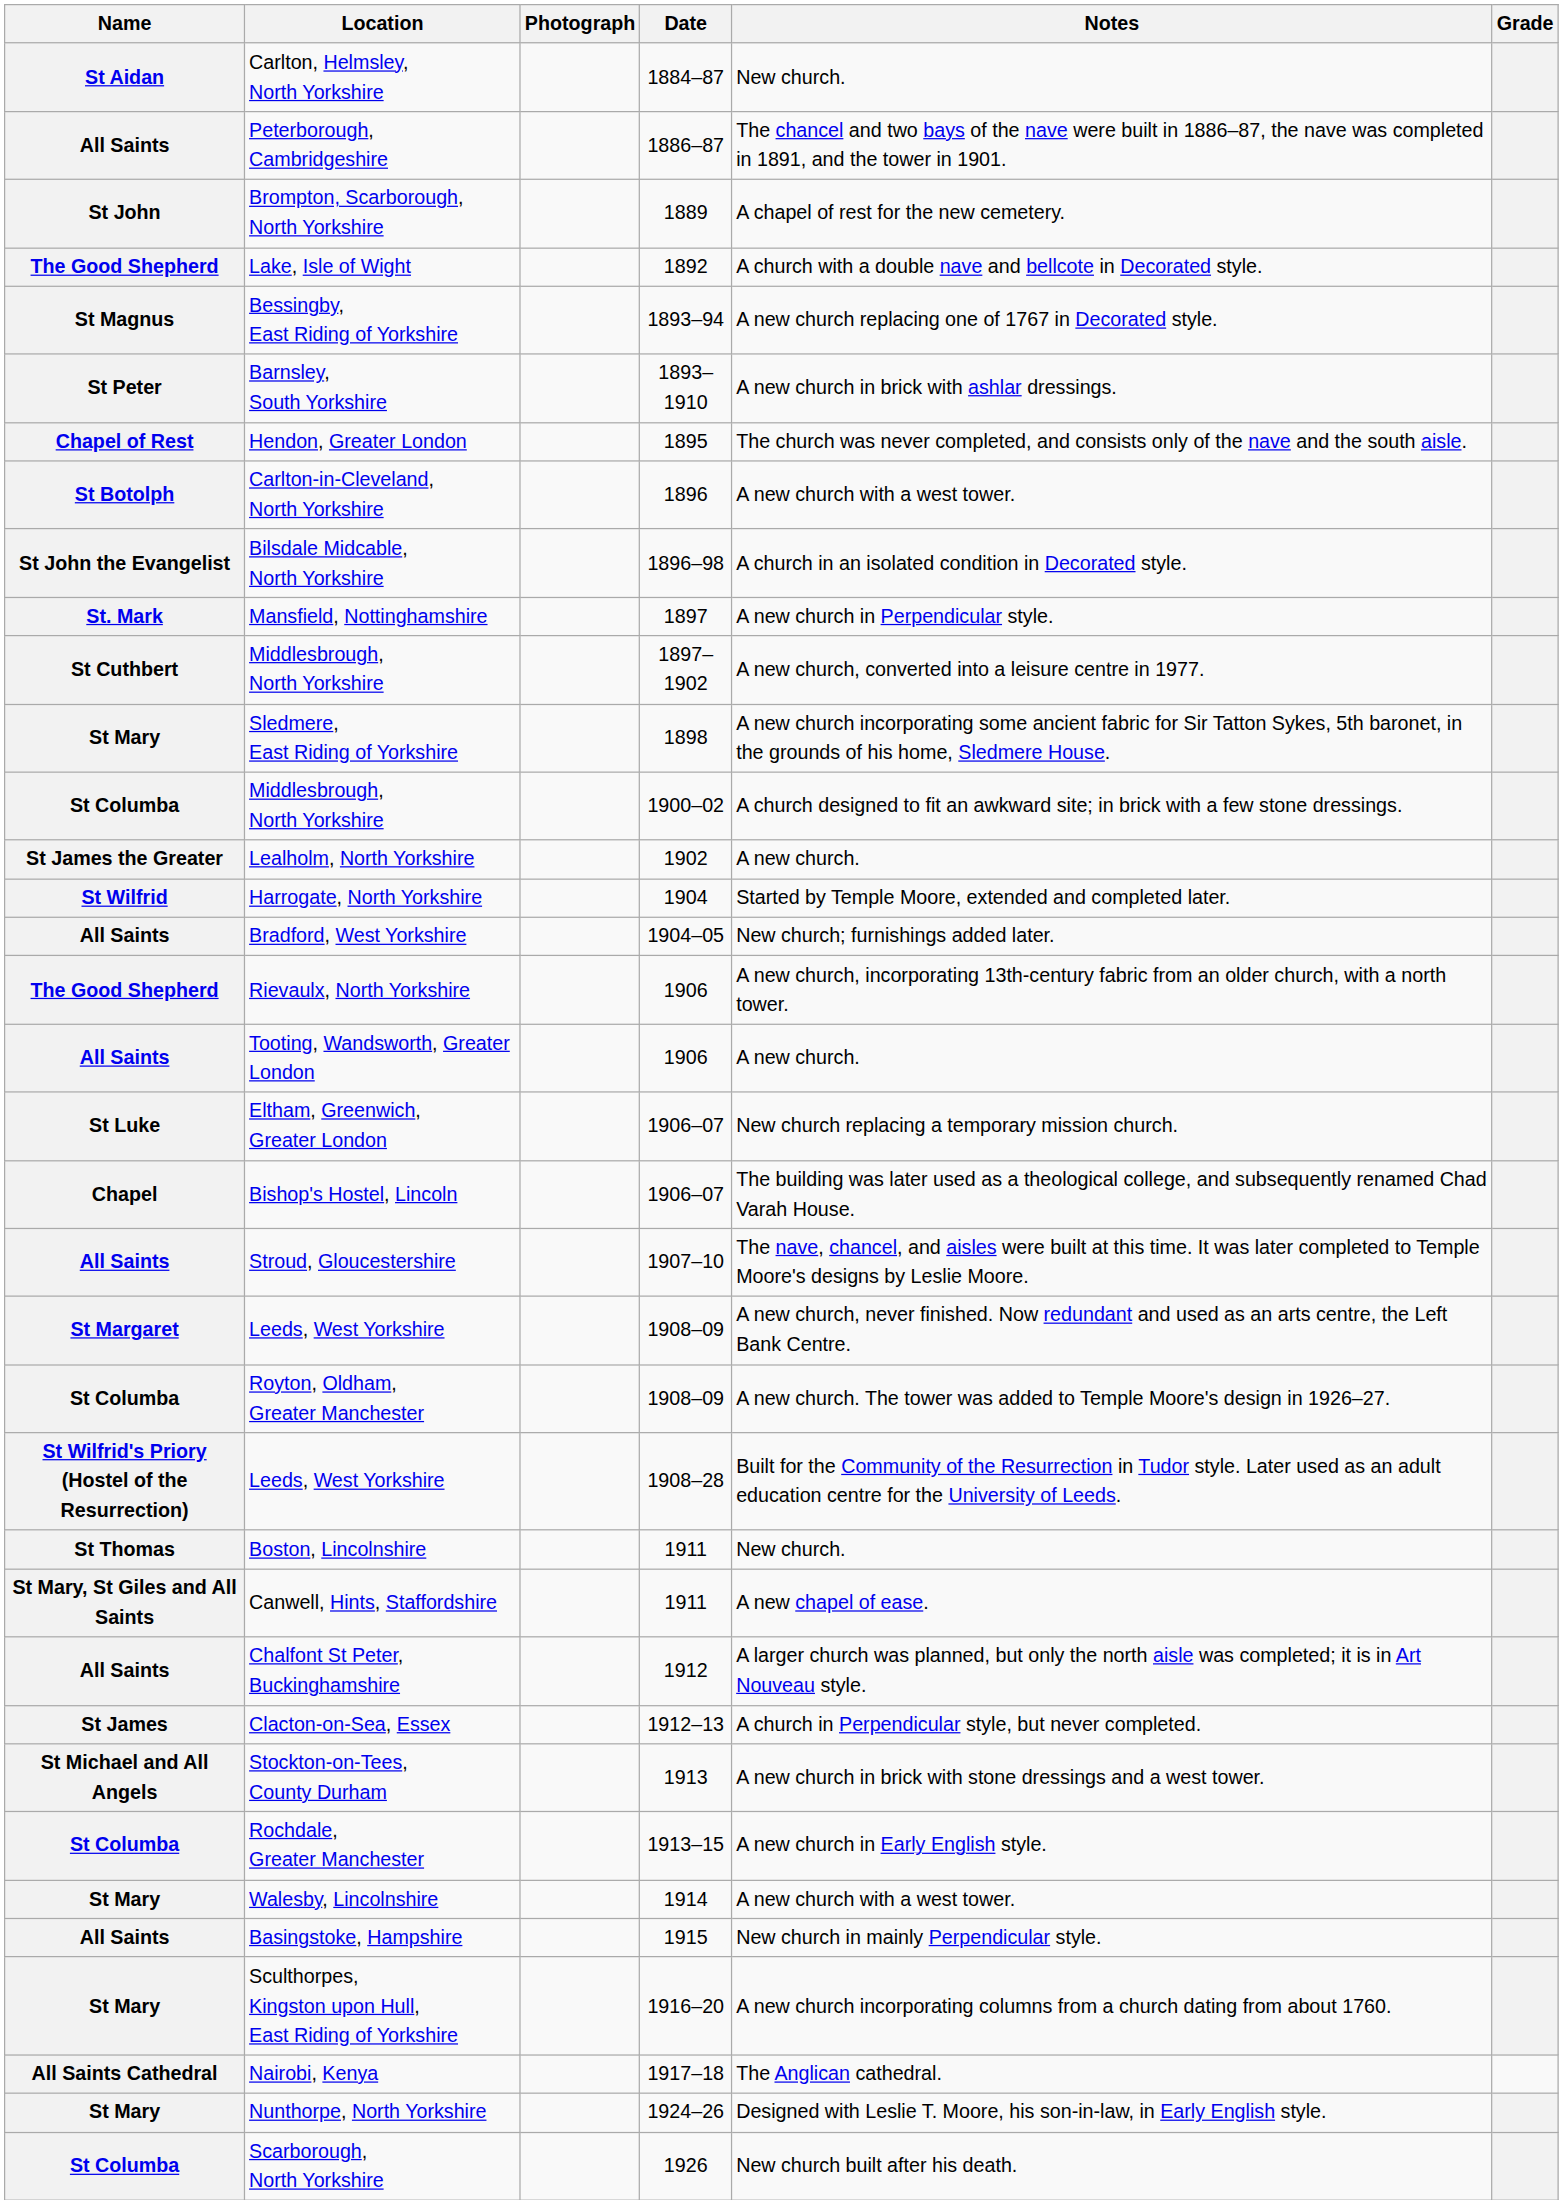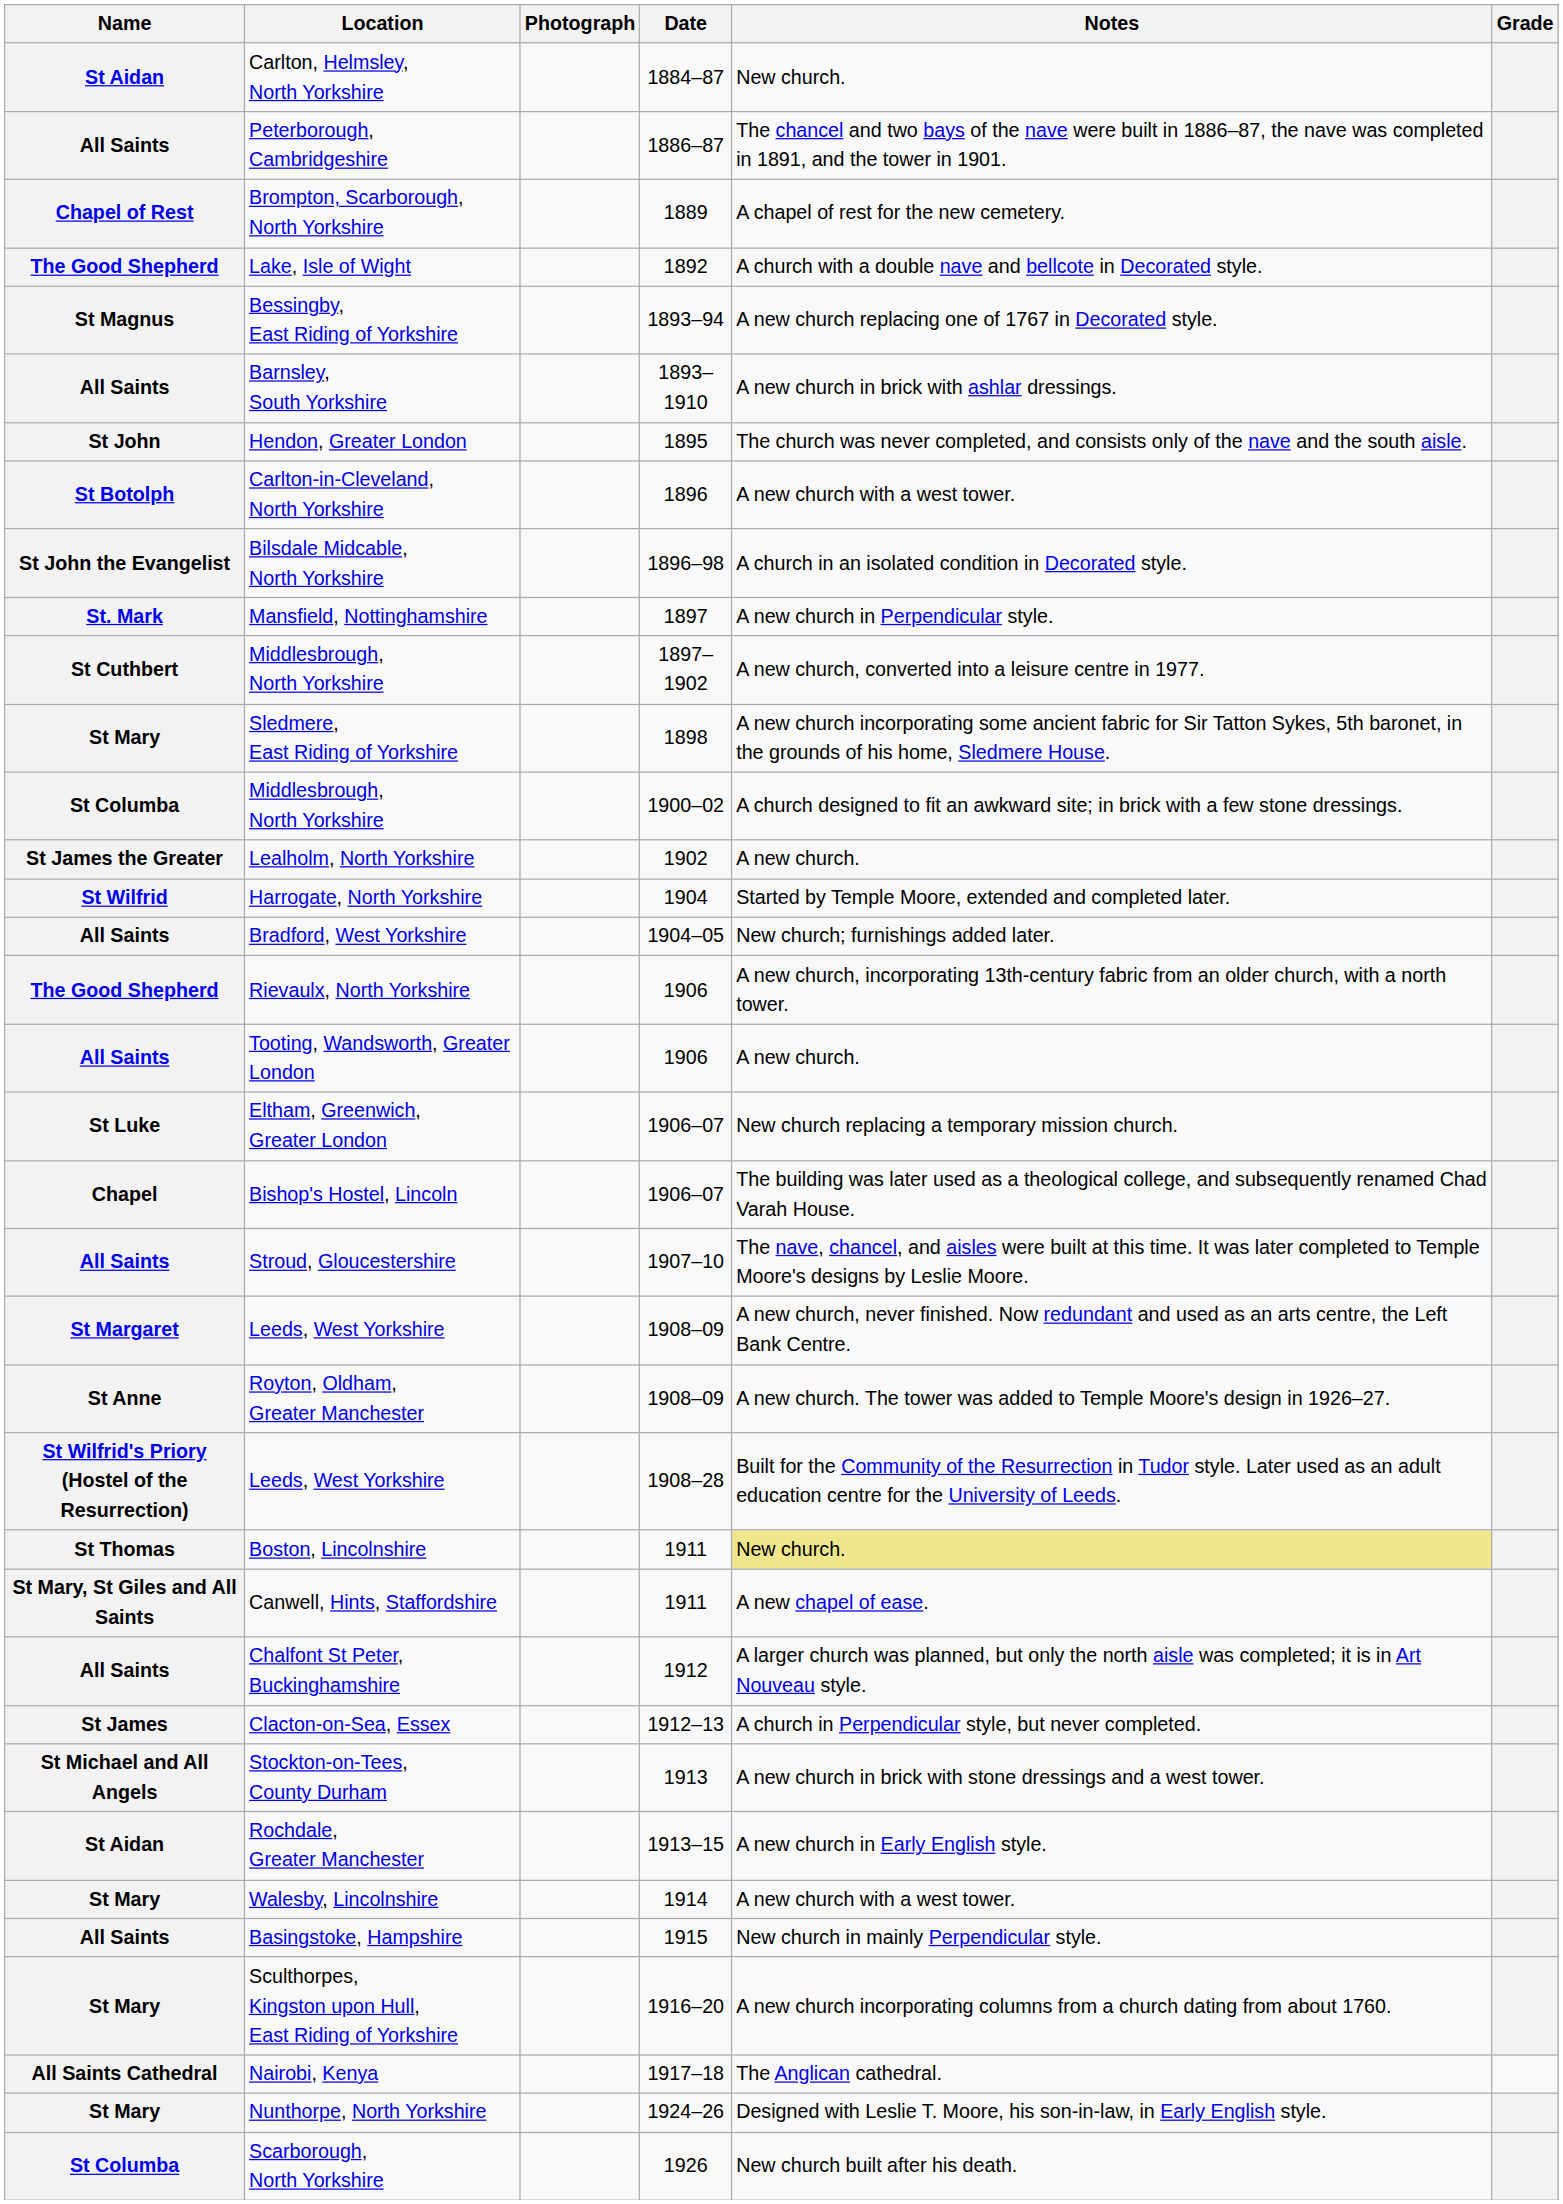(125, 213) St John -> (125, 213) Chapel of Rest
(125, 388) St Peter -> (125, 388) All Saints
(125, 441) Chapel of Rest -> (125, 441) St John
(125, 1398) St Columba -> (125, 1398) St Anne
(791, 1549) no background -> (791, 1549) khaki background
(125, 1845) St Columba -> (125, 1845) St Aidan
